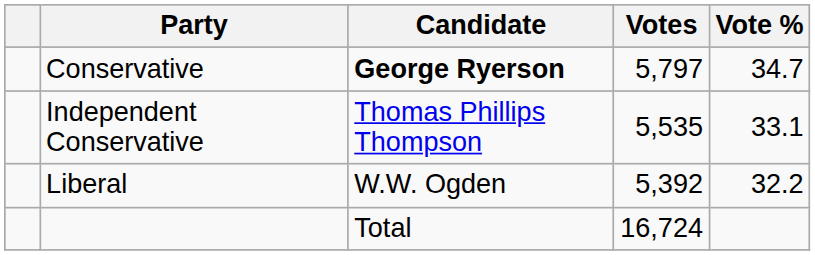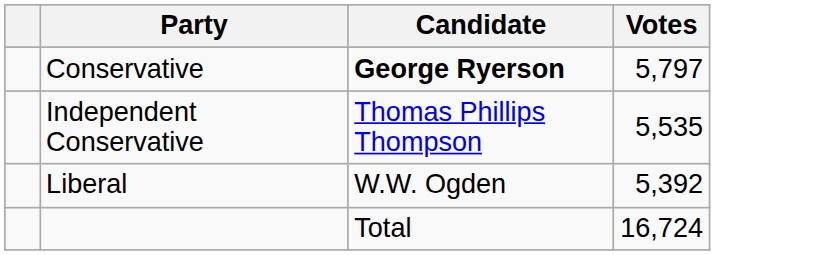- column: (760, 25)
